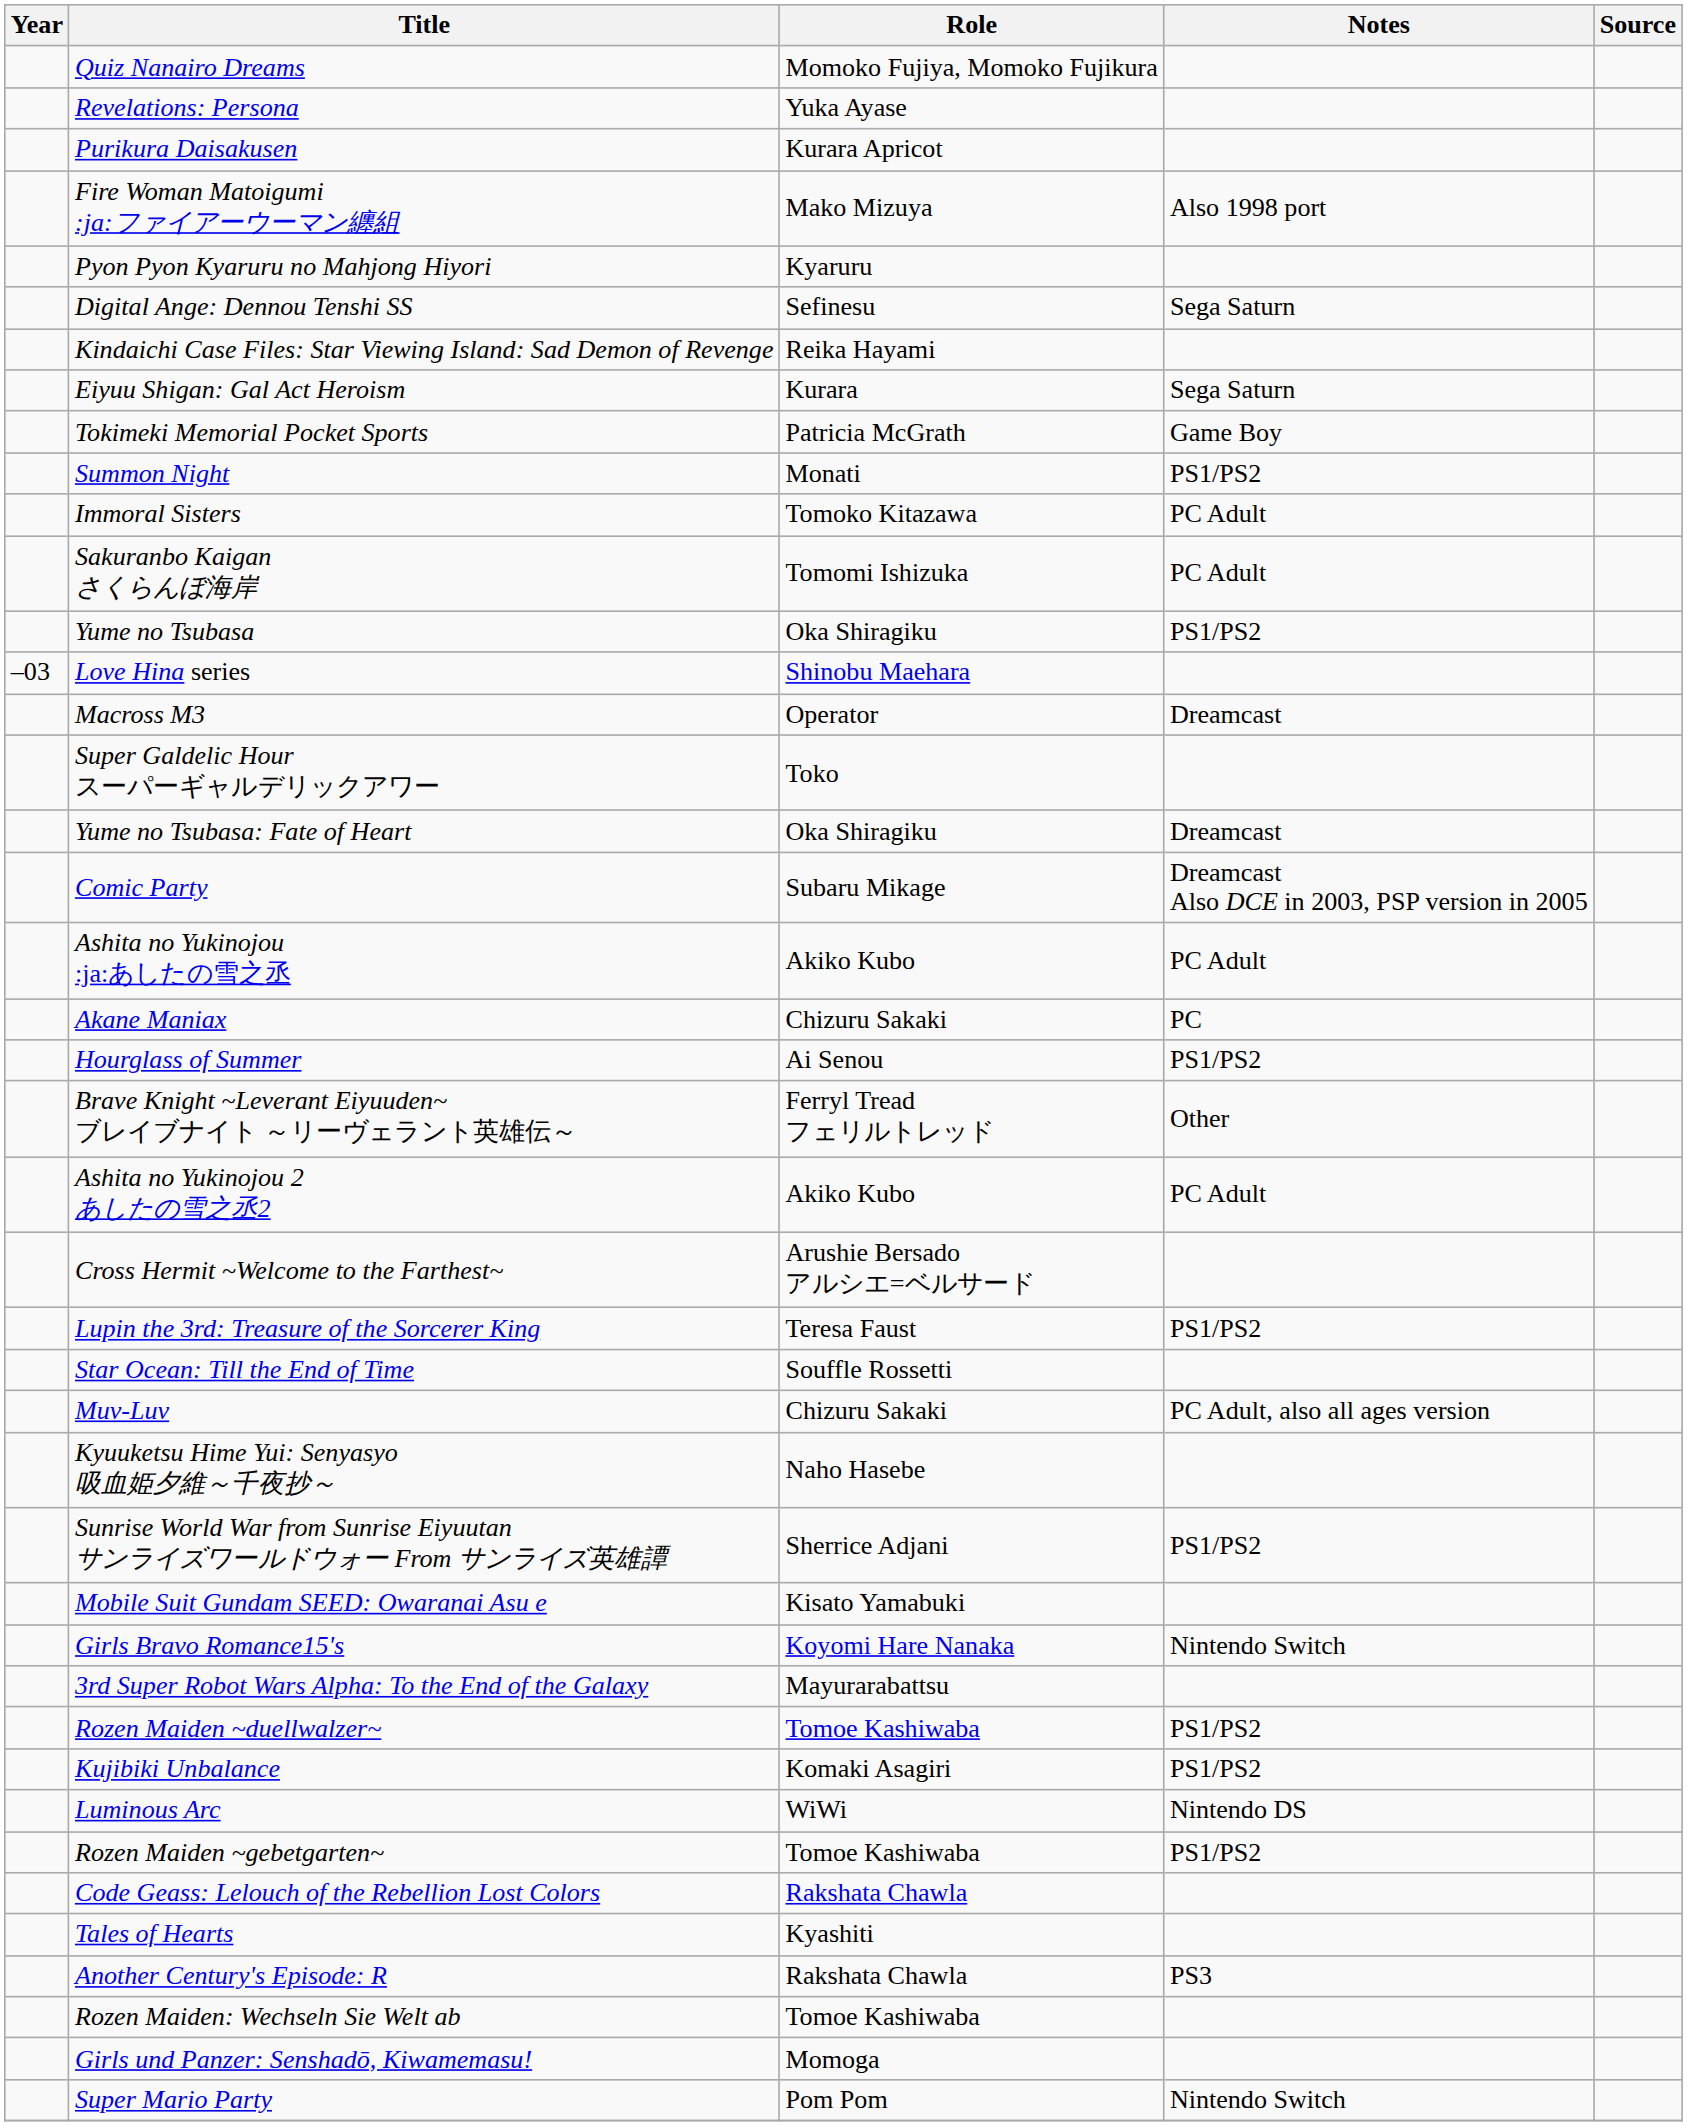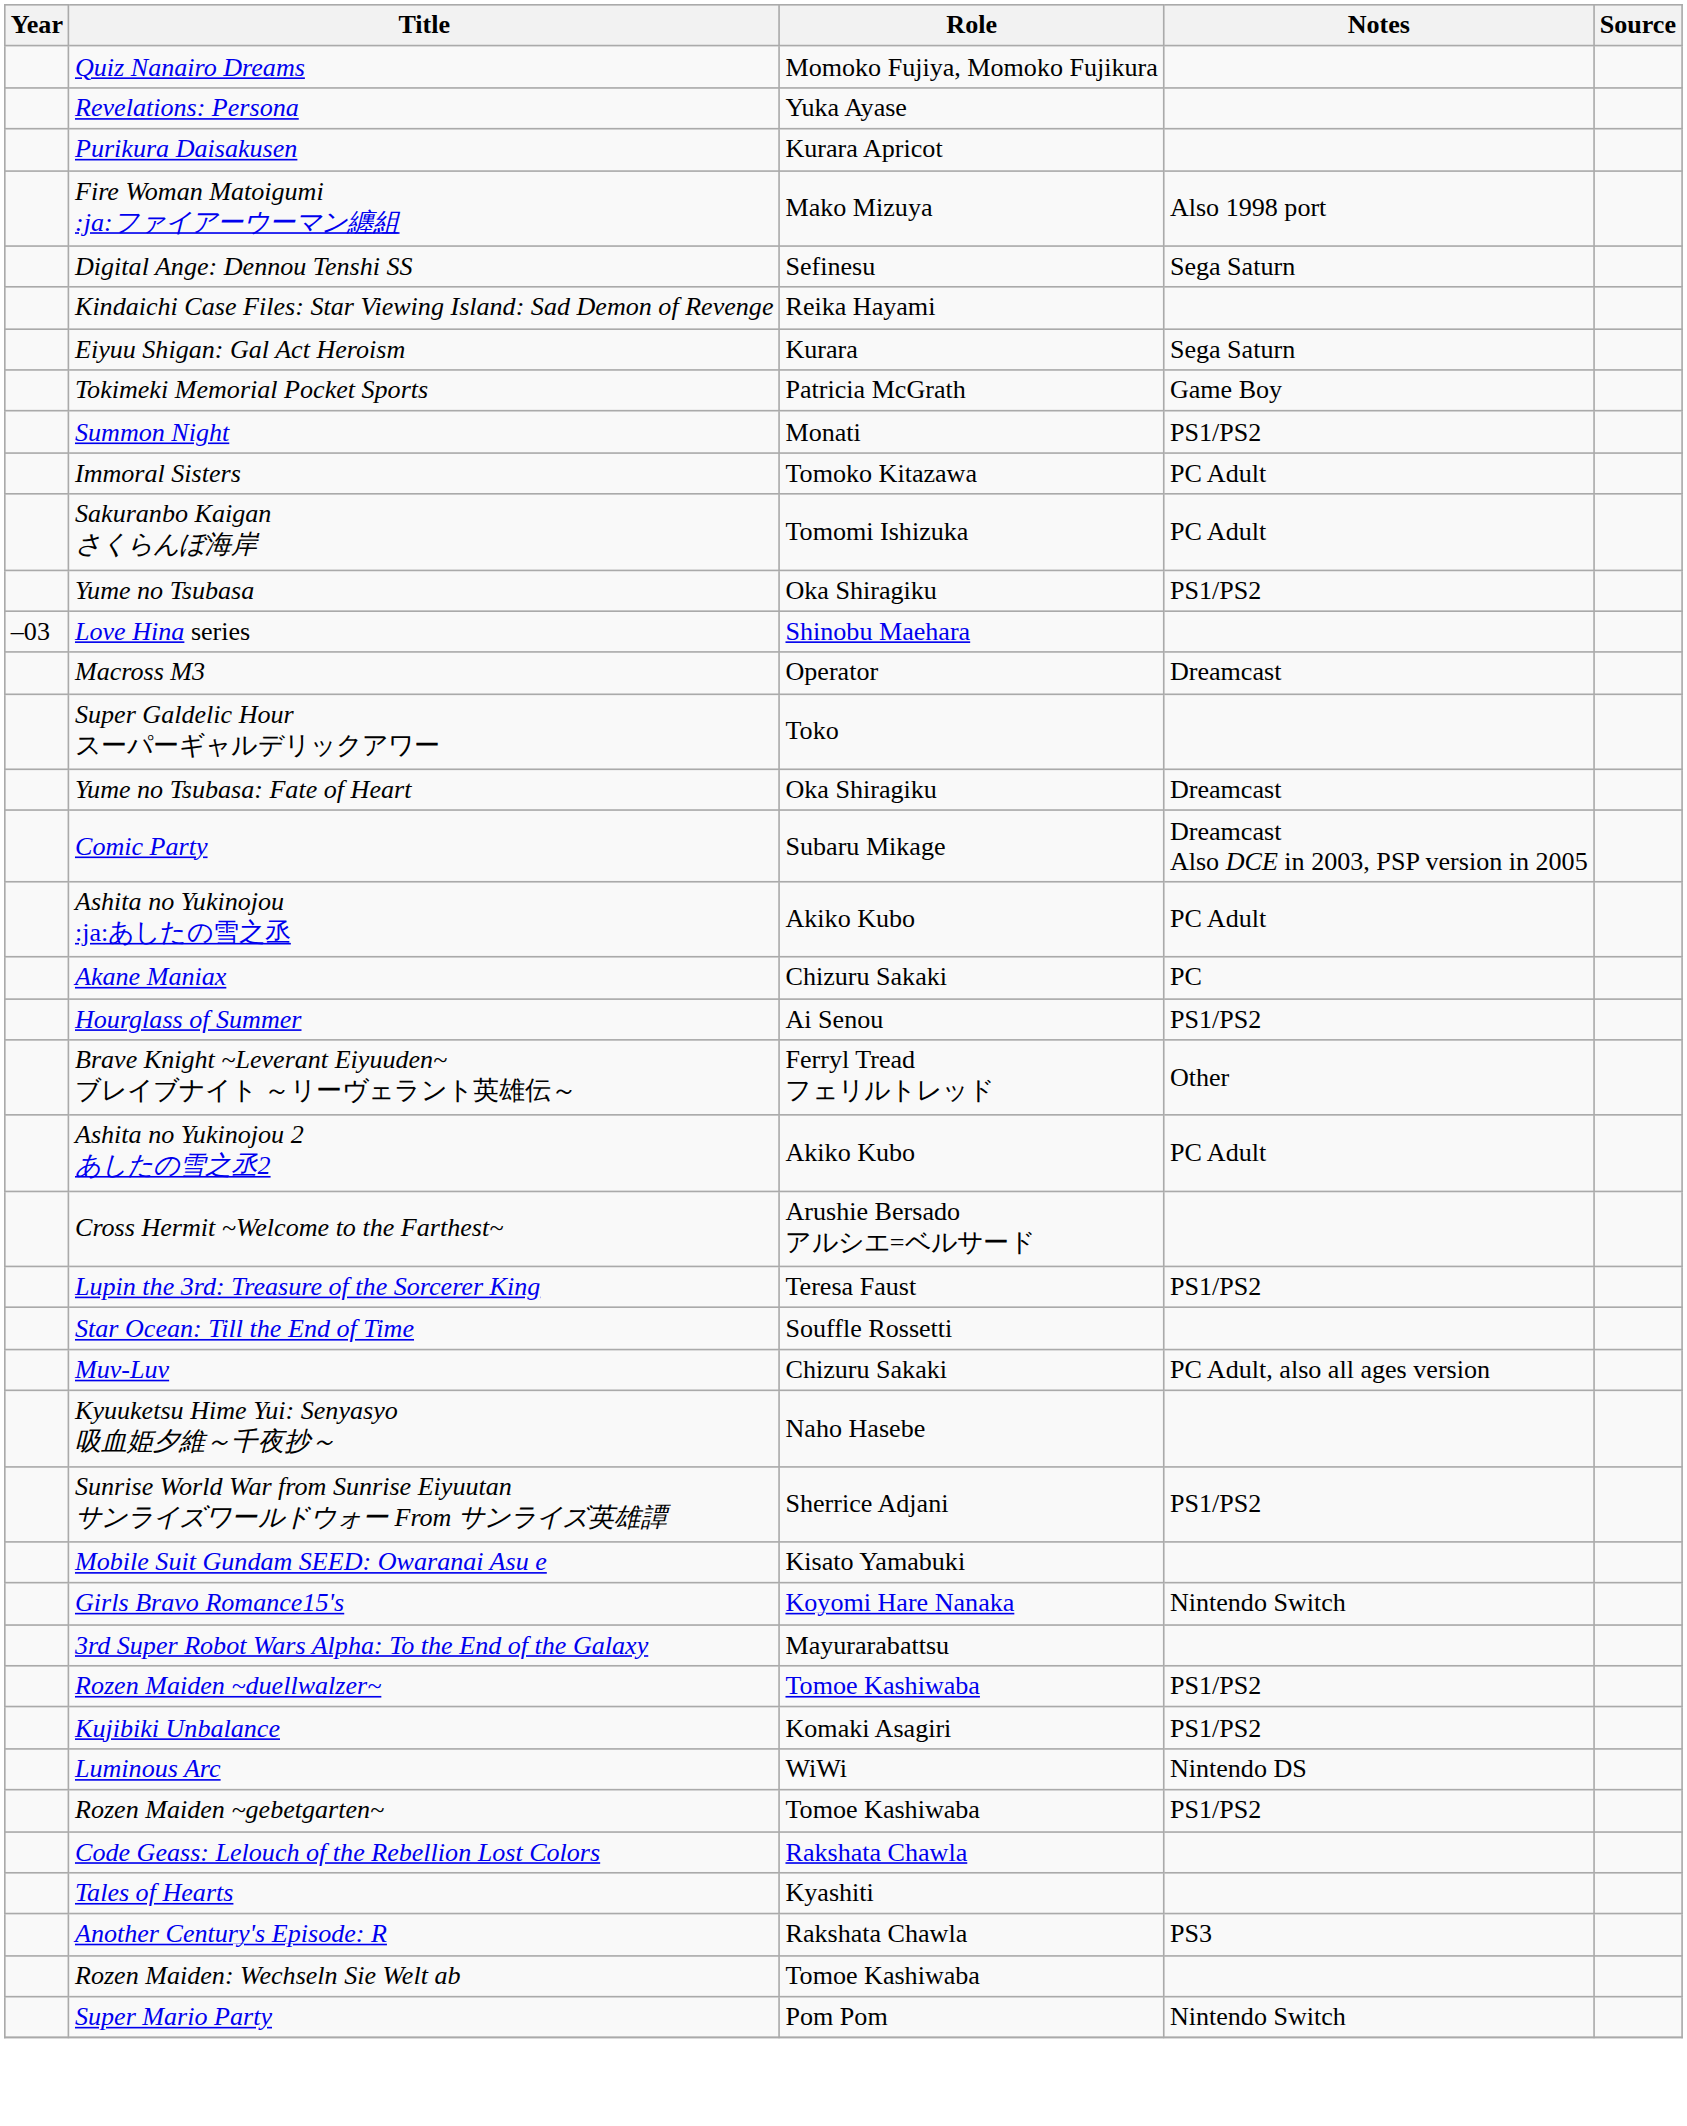- row: (283, 266)
- row: (304, 2058)
